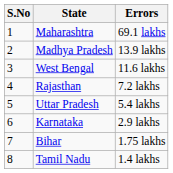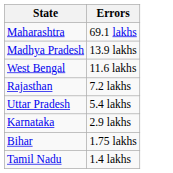- column: (19, 13)
